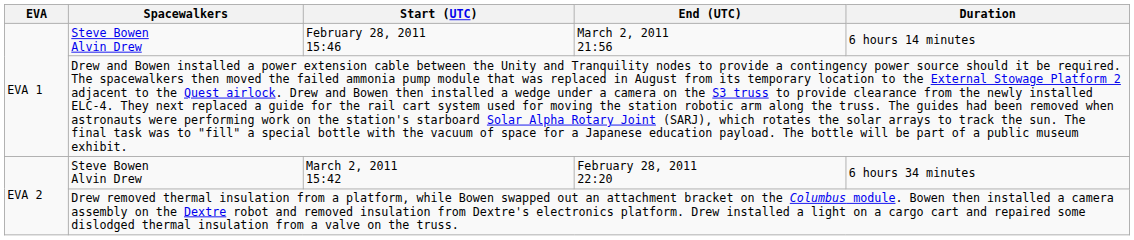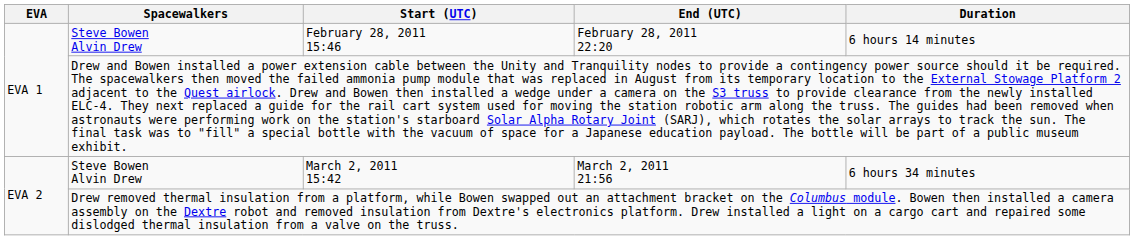(623, 40) March 2, 2011 21:56 -> (637, 40) February 28, 2011 22:20
(637, 172) February 28, 2011 22:20 -> (623, 172) March 2, 2011 21:56
